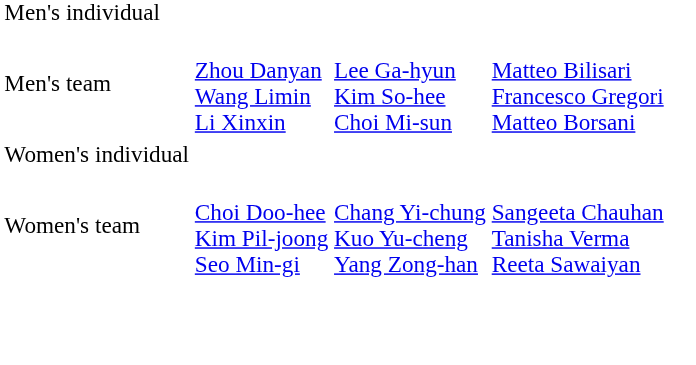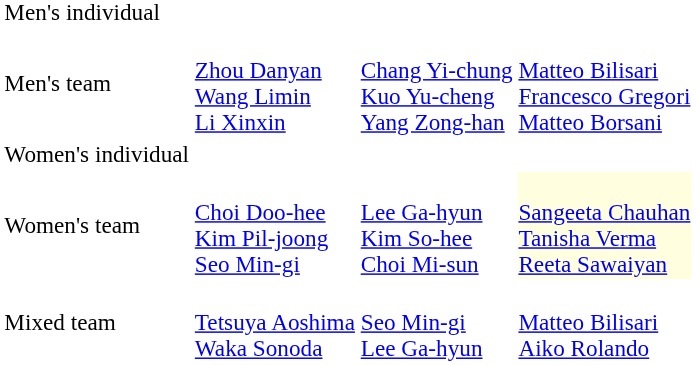(395, 96) Lee Ga-hyun Kim So-hee Choi Mi-sun -> (437, 96) Chang Yi-chung Kuo Yu-cheng Yang Zong-han
(410, 238) Chang Yi-chung Kuo Yu-cheng Yang Zong-han -> (422, 238) Lee Ga-hyun Kim So-hee Choi Mi-sun
(578, 238) no background -> (604, 238) lightyellow background
+ row: (60, 322)
